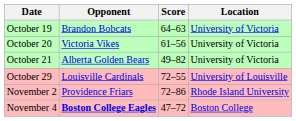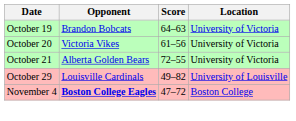(173, 60) 49–82 -> (173, 60) 72–55
(173, 76) 72–55 -> (173, 76) 49–82
- row: (32, 92)
